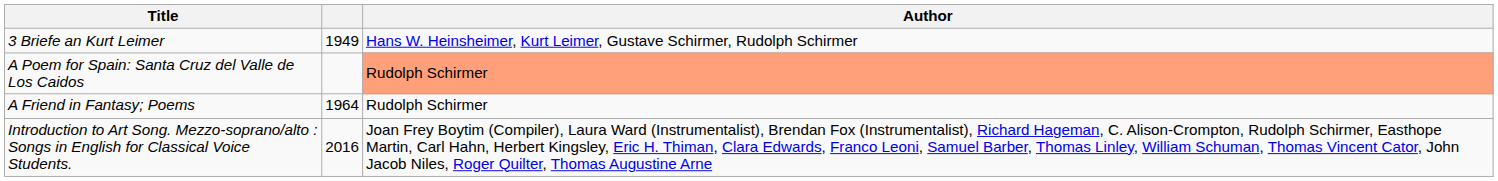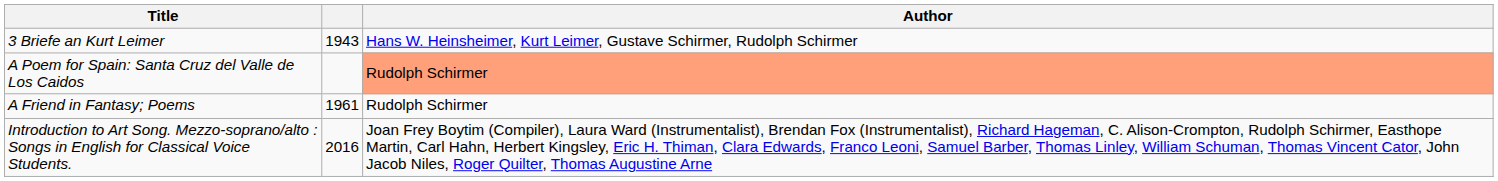(342, 40) 1949 -> (342, 40) 1943
(342, 105) 1964 -> (342, 105) 1961
